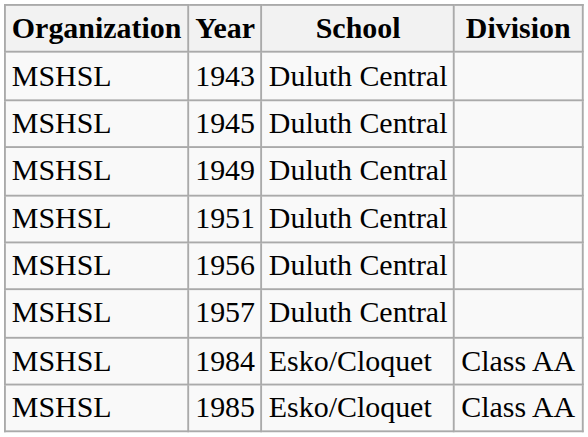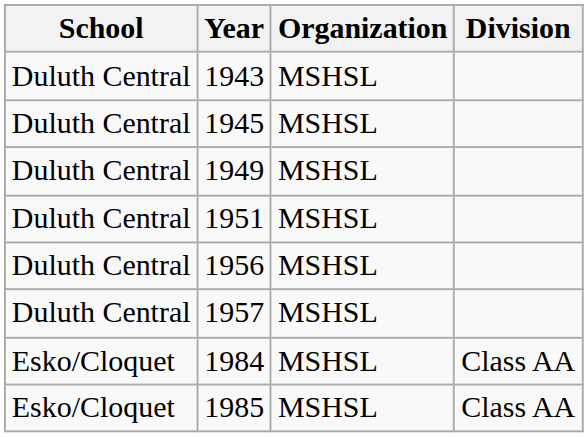columns swapped: (358, 28) <-> (97, 28)
